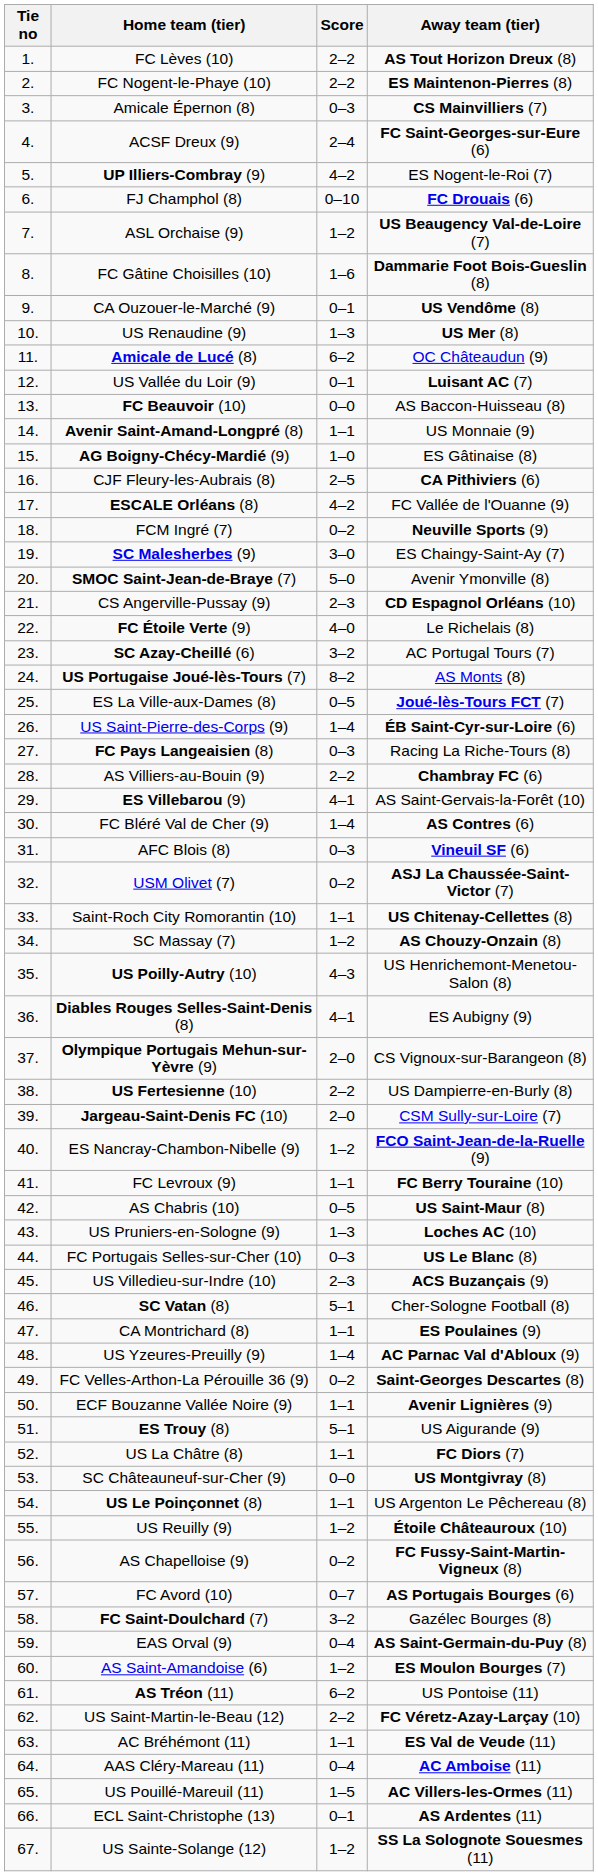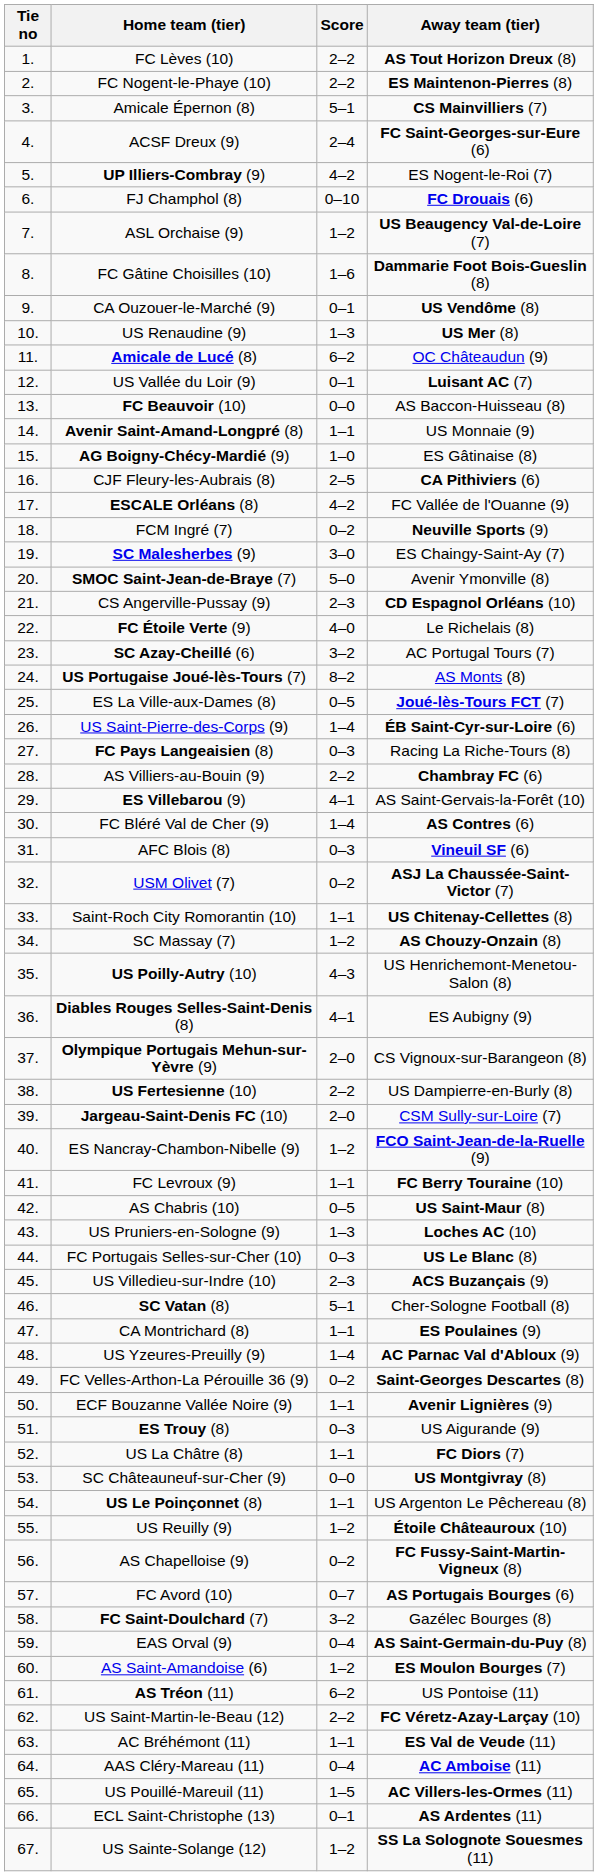(342, 108) 0–3 -> (342, 108) 5–1
(342, 1429) 5–1 -> (342, 1429) 0–3
